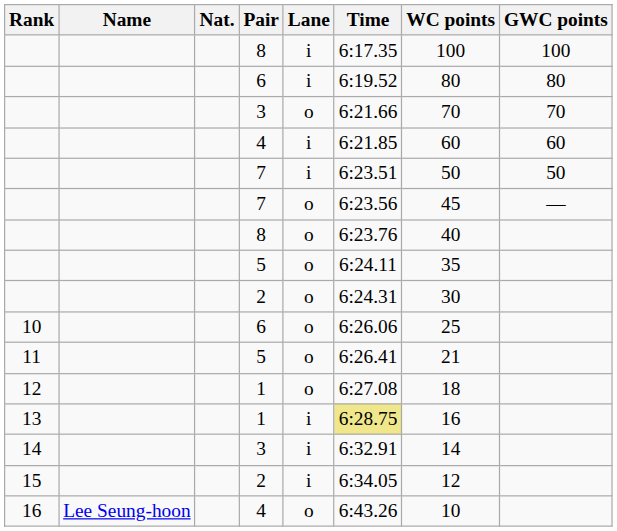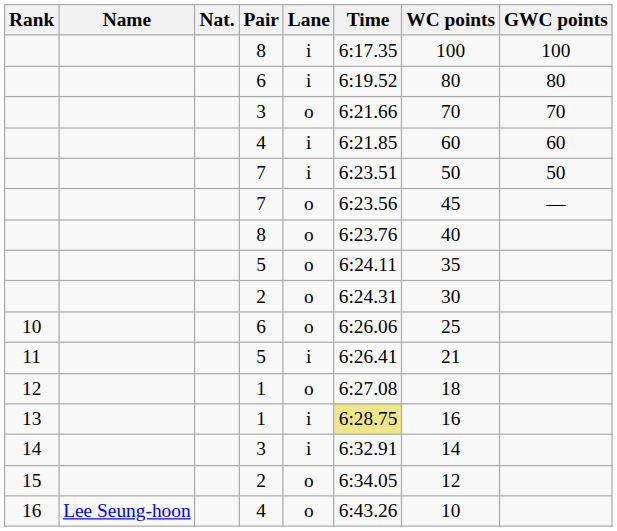(309, 357) o -> (309, 357) i
(309, 480) i -> (309, 480) o
